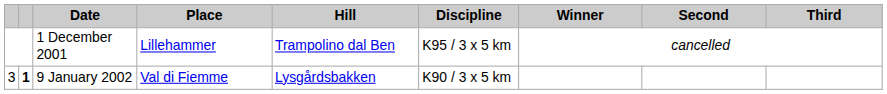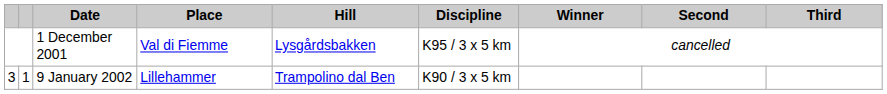(178, 46) Lillehammer -> (184, 46) Val di Fiemme
(335, 46) Trampolino dal Ben -> (325, 46) Lysgårdsbakken
(26, 77) bold -> (26, 77) normal
(184, 77) Val di Fiemme -> (178, 77) Lillehammer
(325, 77) Lysgårdsbakken -> (335, 77) Trampolino dal Ben
